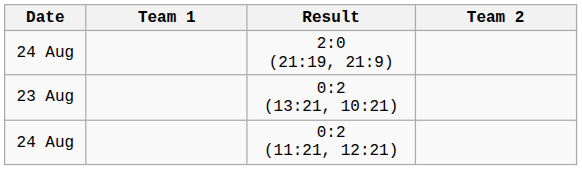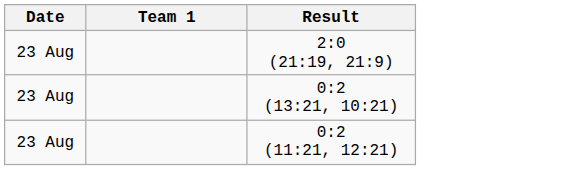- column: (496, 18)
(45, 53) 24 Aug -> (45, 53) 23 Aug
(45, 142) 24 Aug -> (45, 142) 23 Aug
